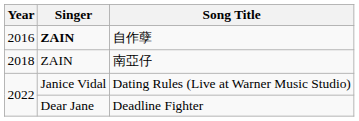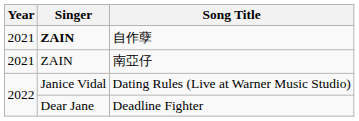(21, 37) 2016 -> (21, 37) 2021
(21, 61) 2018 -> (21, 61) 2021
